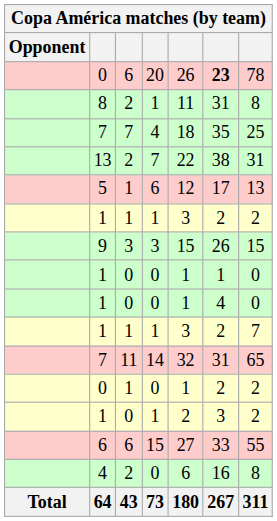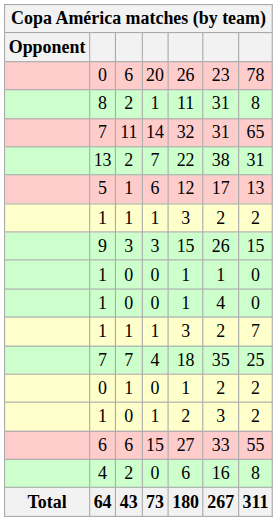(221, 75) bold -> (221, 75) normal
rows swapped: (103, 359) <-> (103, 132)
